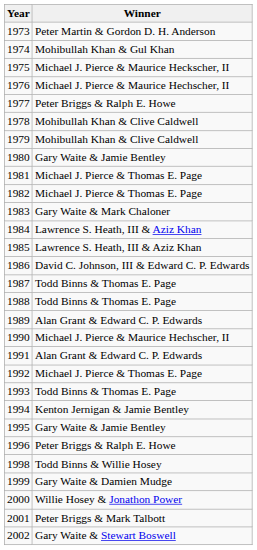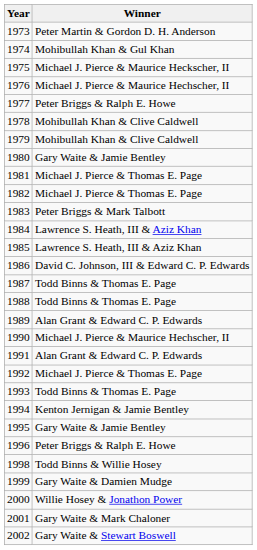(103, 211) Gary Waite & Mark Chaloner -> (100, 211) Peter Briggs & Mark Talbott
(100, 517) Peter Briggs & Mark Talbott -> (103, 517) Gary Waite & Mark Chaloner
